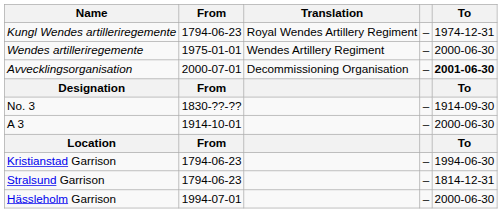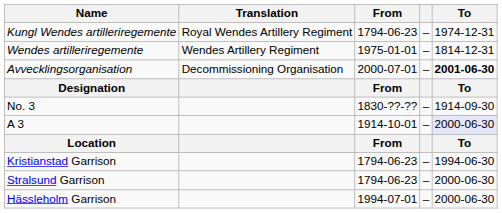columns swapped: (332, 13) <-> (212, 13)
(464, 50) 2000-06-30 -> (464, 50) 1814-12-31
(464, 124) no background -> (464, 124) lavender background
(464, 180) 1814-12-31 -> (464, 180) 2000-06-30
